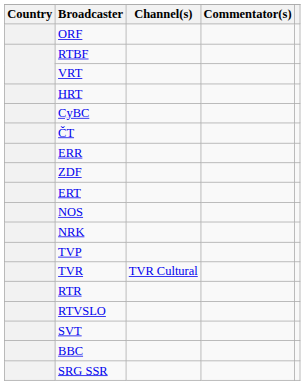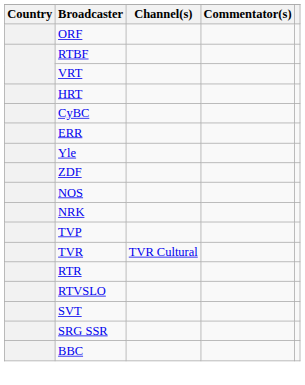- row: (66, 133)
+ row: (67, 152)
- row: (70, 192)
rows swapped: (83, 370) <-> (71, 350)
